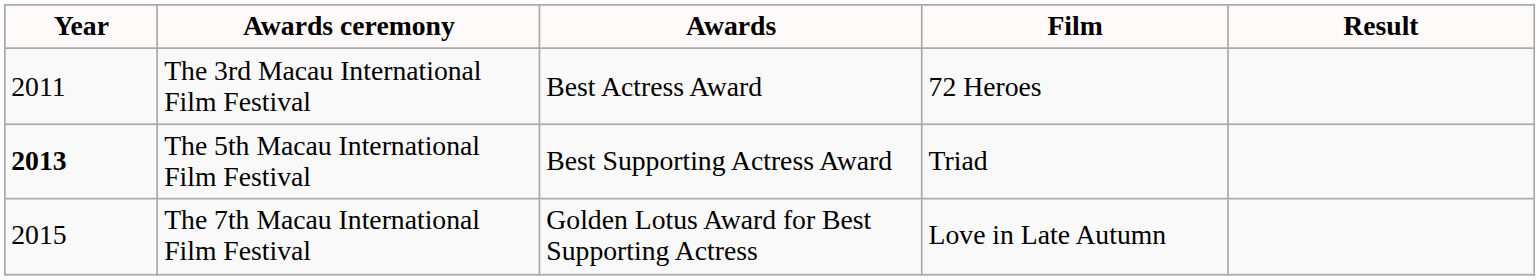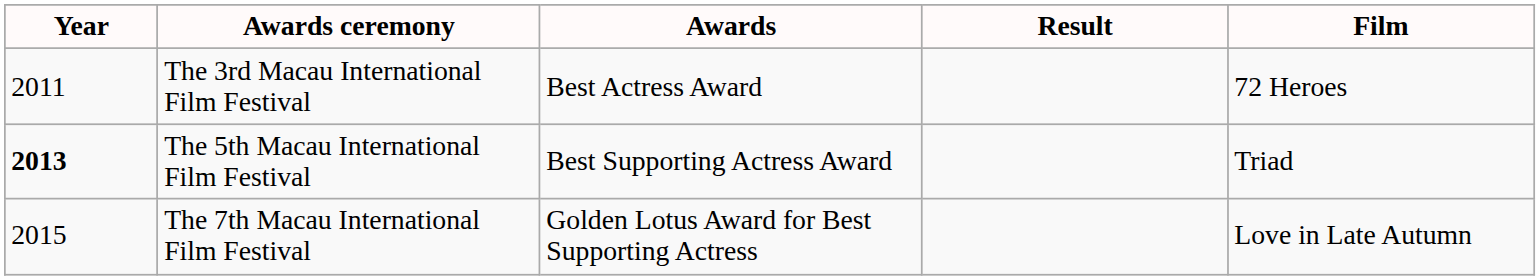columns swapped: (1075, 26) <-> (1381, 26)
